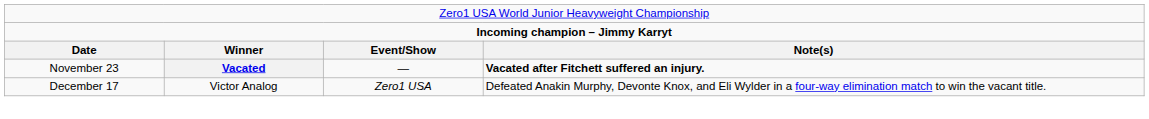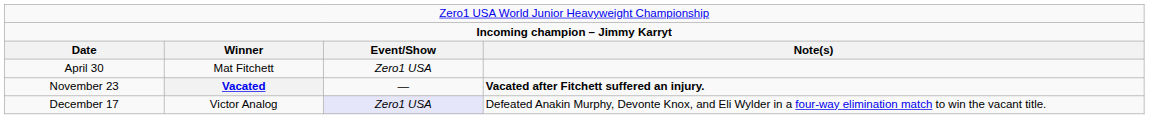+ row: (84, 68)
(403, 86) no background -> (403, 104) lavender background
